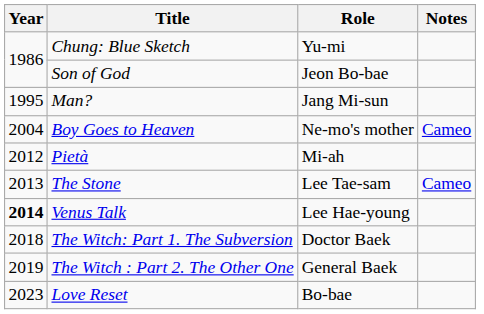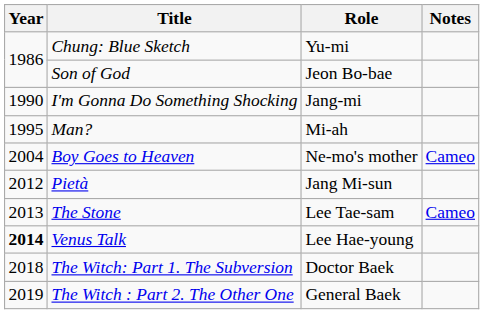+ row: (174, 101)
(345, 101) Jang Mi-sun -> (327, 128) Mi-ah
(323, 156) Mi-ah -> (349, 184) Jang Mi-sun
- row: (89, 294)
